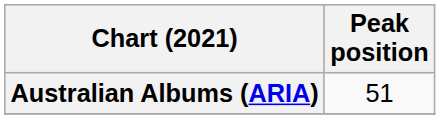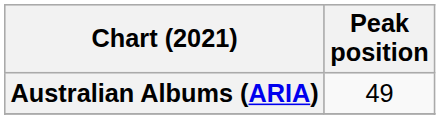(379, 93) 51 -> (379, 93) 49
